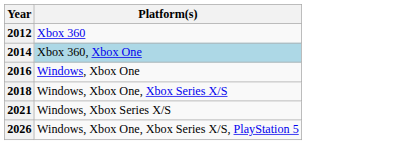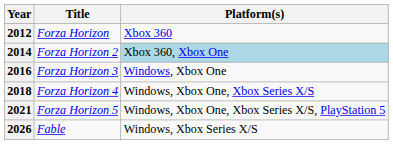+ column: (78, 14)
(104, 110) Windows, Xbox Series X/S -> (255, 110) Windows, Xbox One, Xbox Series X/S, PlayStation 5
(168, 129) Windows, Xbox One, Xbox Series X/S, PlayStation 5 -> (191, 129) Windows, Xbox Series X/S
